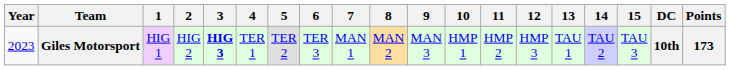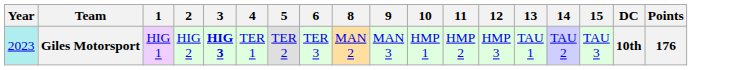- column: (351, 15)
(21, 45) no background -> (21, 45) paleturquoise background
(704, 45) 173 -> (666, 45) 176
